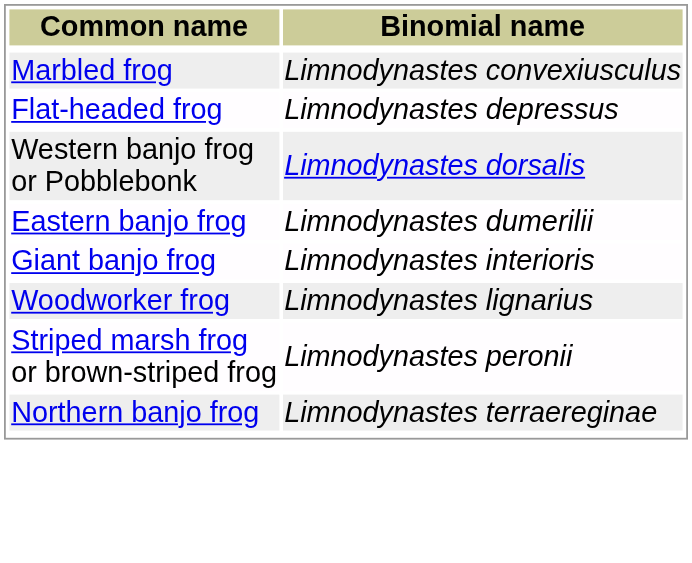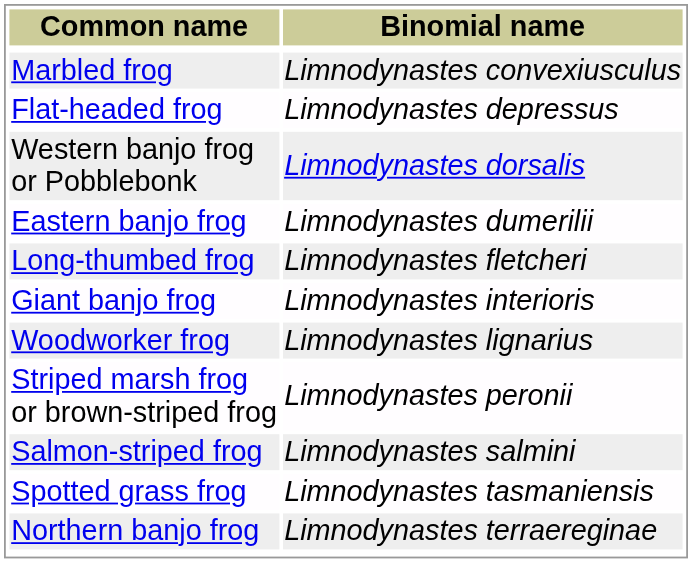+ row: (133, 260)
+ row: (137, 451)
+ row: (129, 491)
